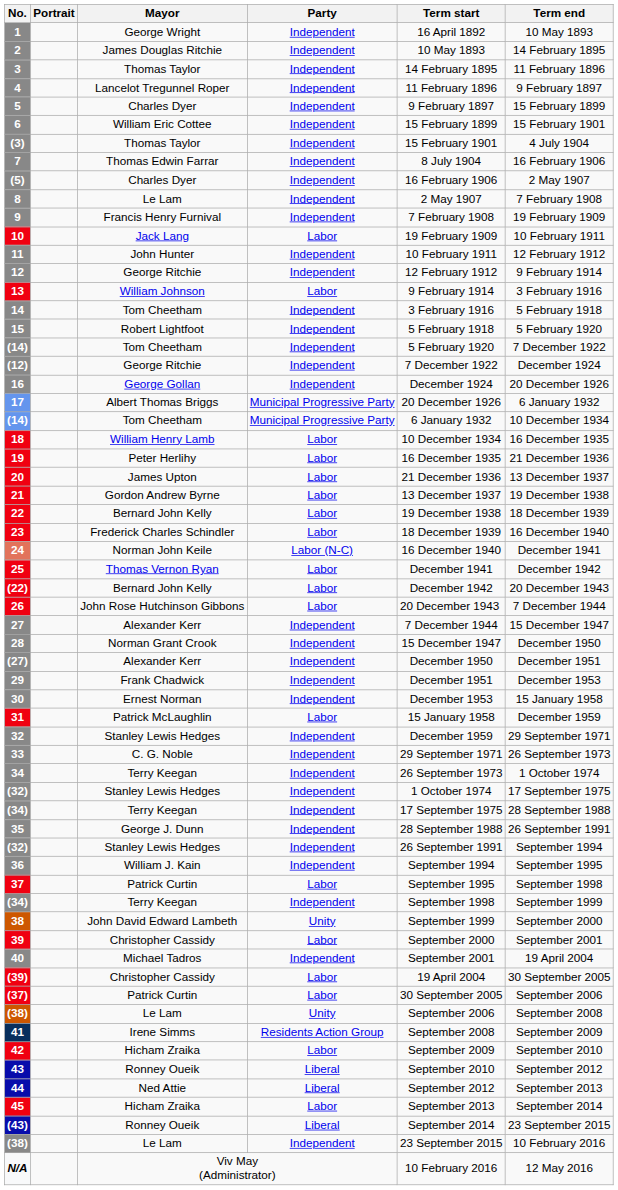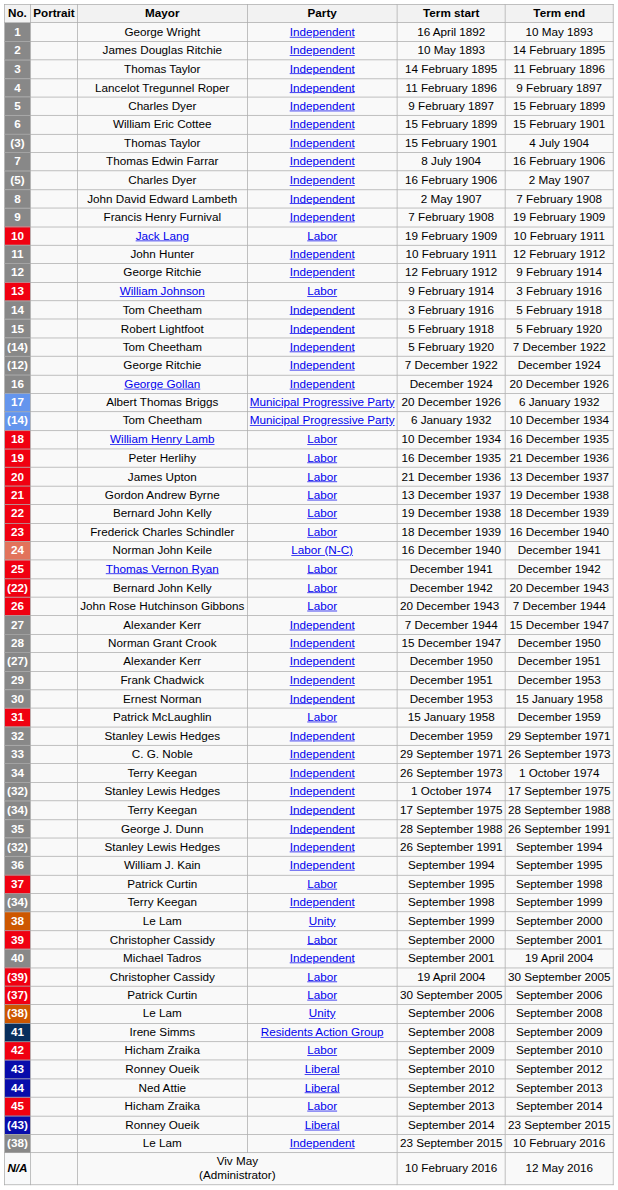(162, 198) Le Lam -> (162, 198) John David Edward Lambeth
(162, 921) John David Edward Lambeth -> (162, 921) Le Lam
